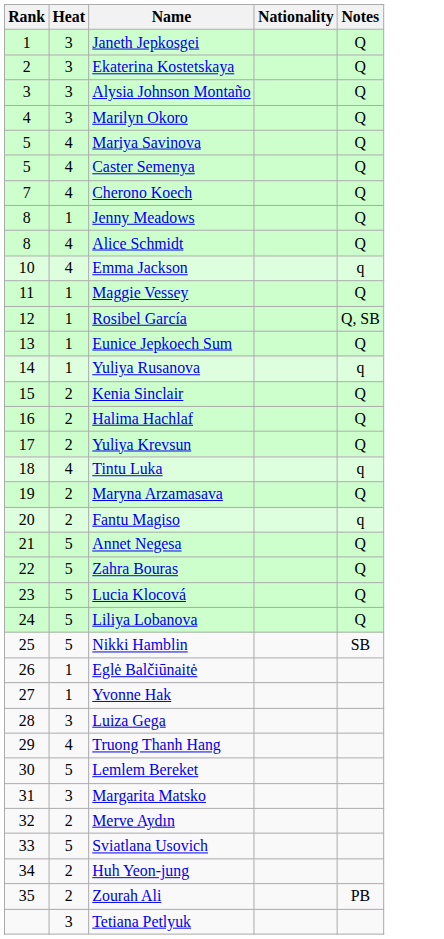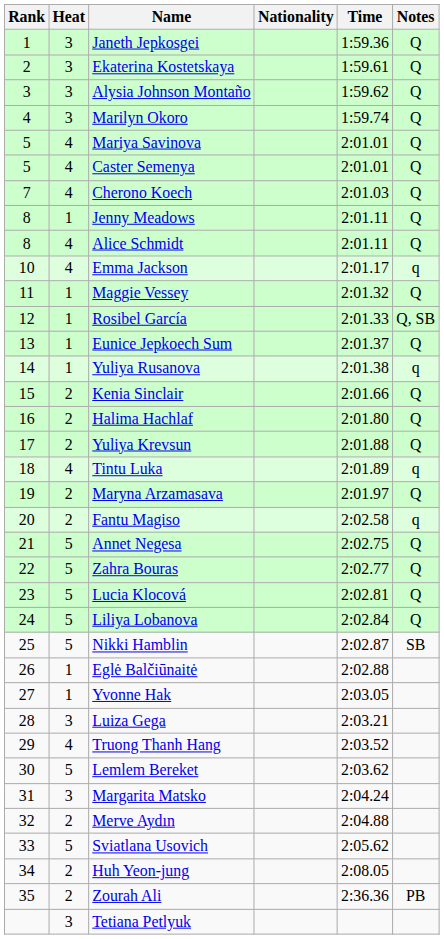+ column: (365, 17)
